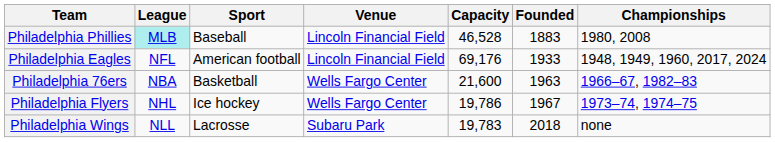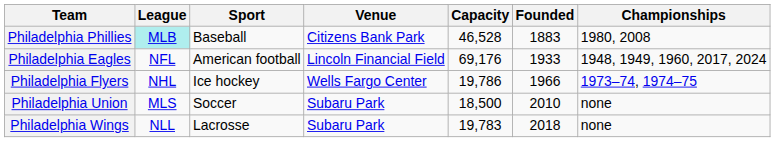(376, 37) Lincoln Financial Field -> (366, 37) Citizens Bank Park
- row: (70, 81)
(545, 103) 1967 -> (545, 81) 1966
+ row: (70, 103)
